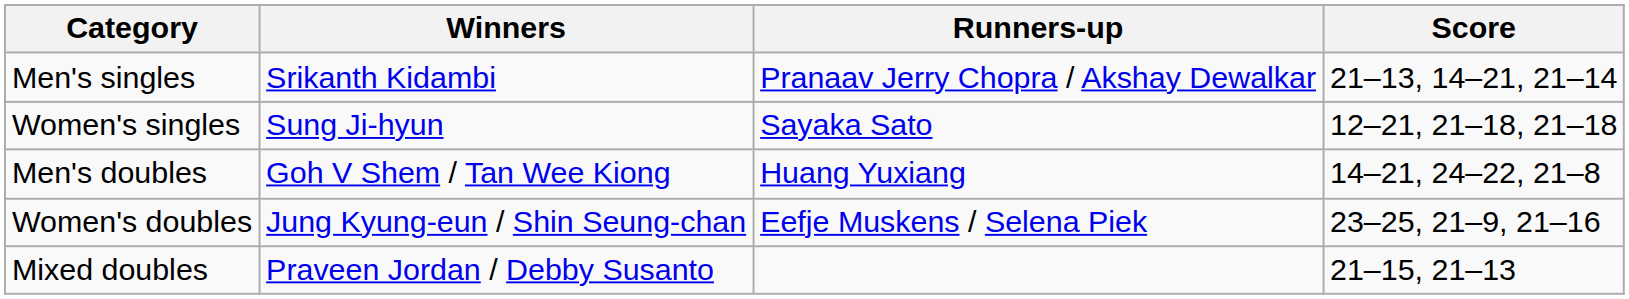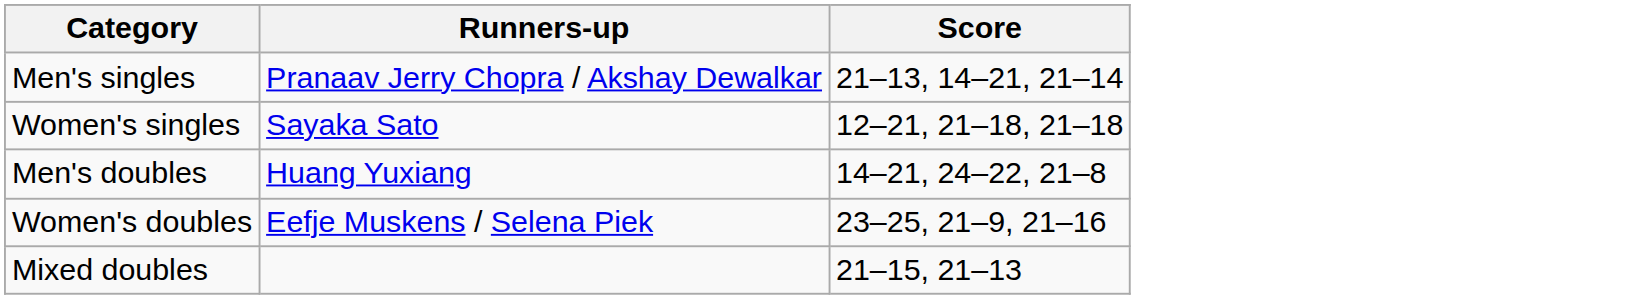- column: (506, 28)
